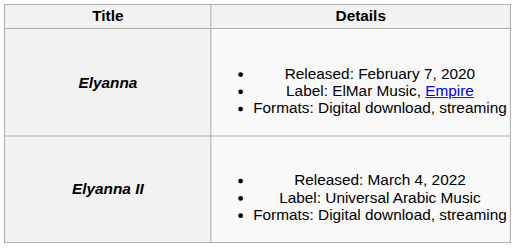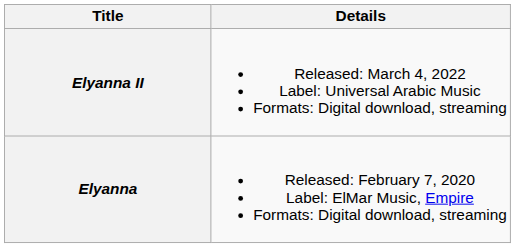rows swapped: (108, 82) <-> (108, 189)
